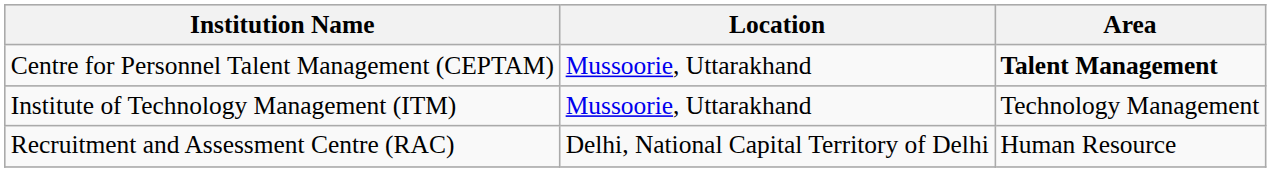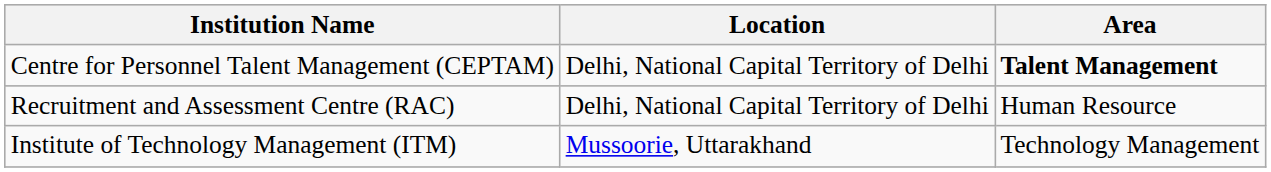(689, 65) Mussoorie, Uttarakhand -> (777, 65) Delhi, National Capital Territory of Delhi
rows swapped: (233, 105) <-> (233, 145)
